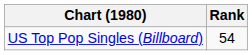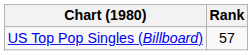(227, 38) 54 -> (227, 38) 57
